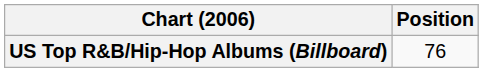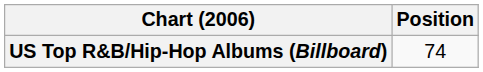(435, 51) 76 -> (435, 51) 74
